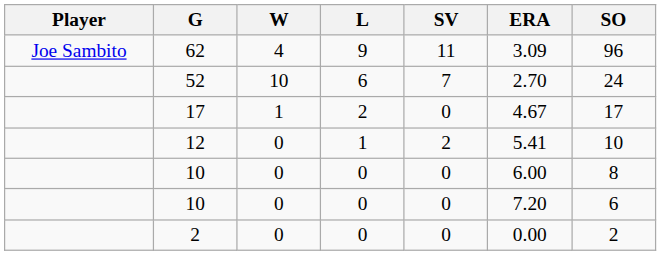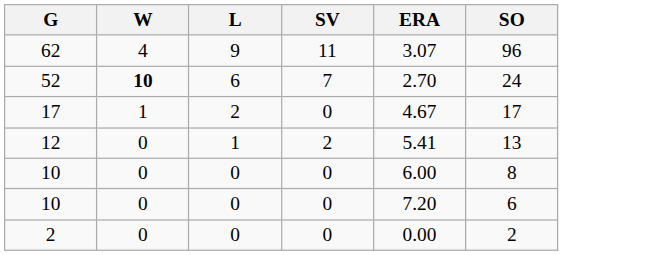- column: (79, 19)
(530, 50) 3.09 -> (420, 50) 3.07
(279, 81) normal -> (143, 81) bold
(613, 142) 10 -> (512, 142) 13
